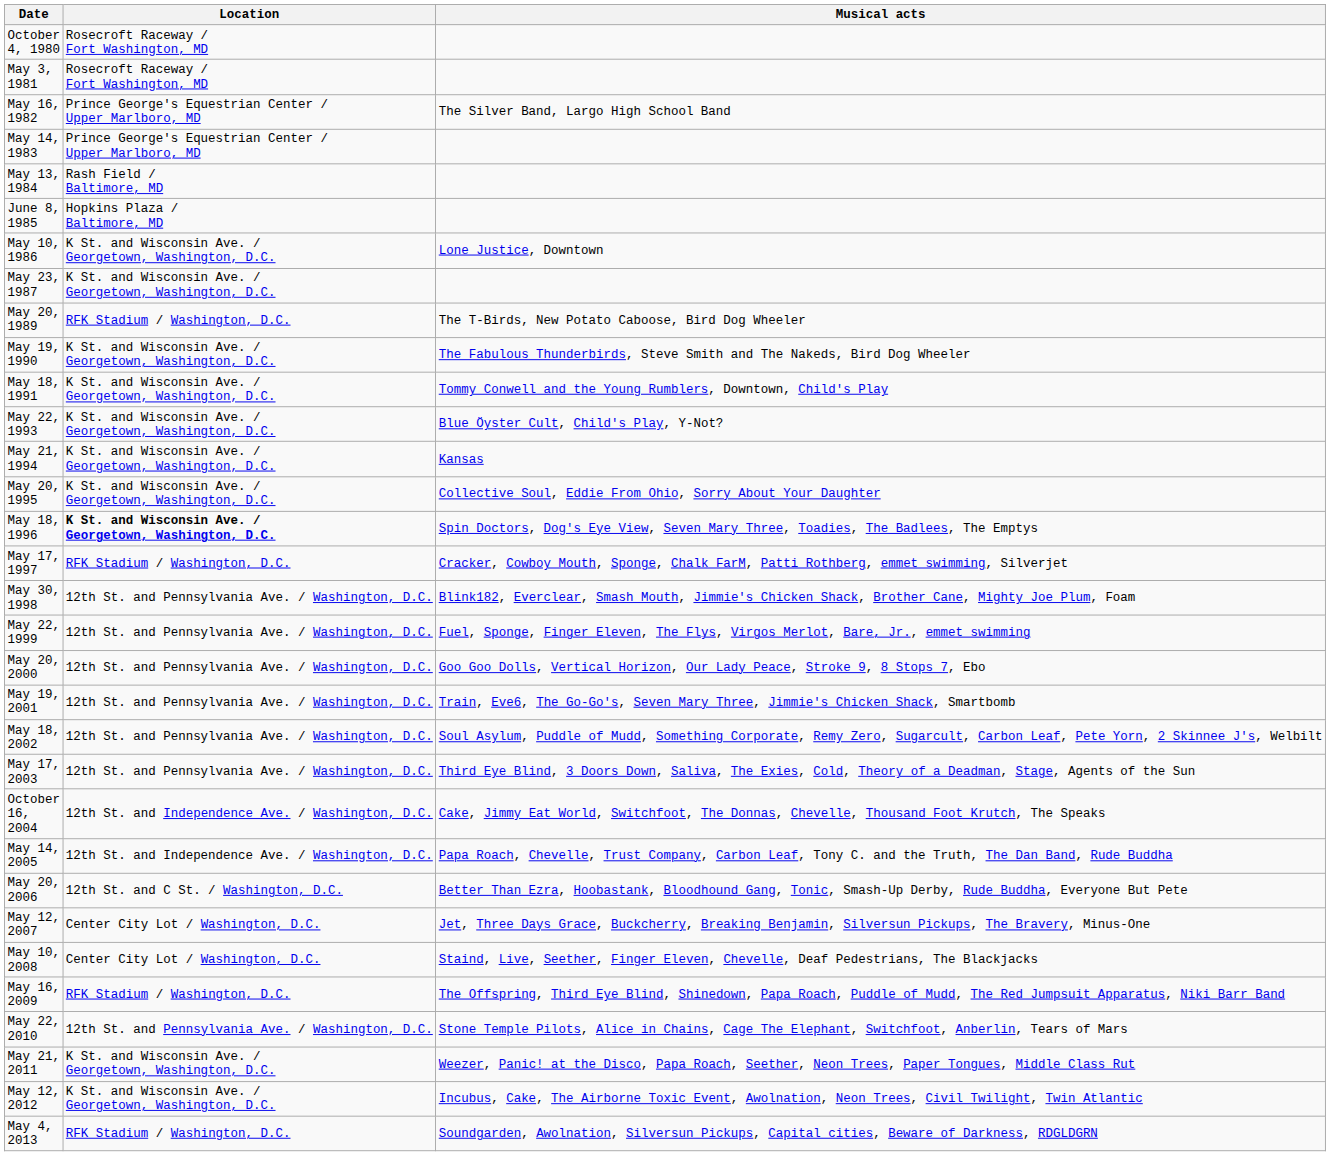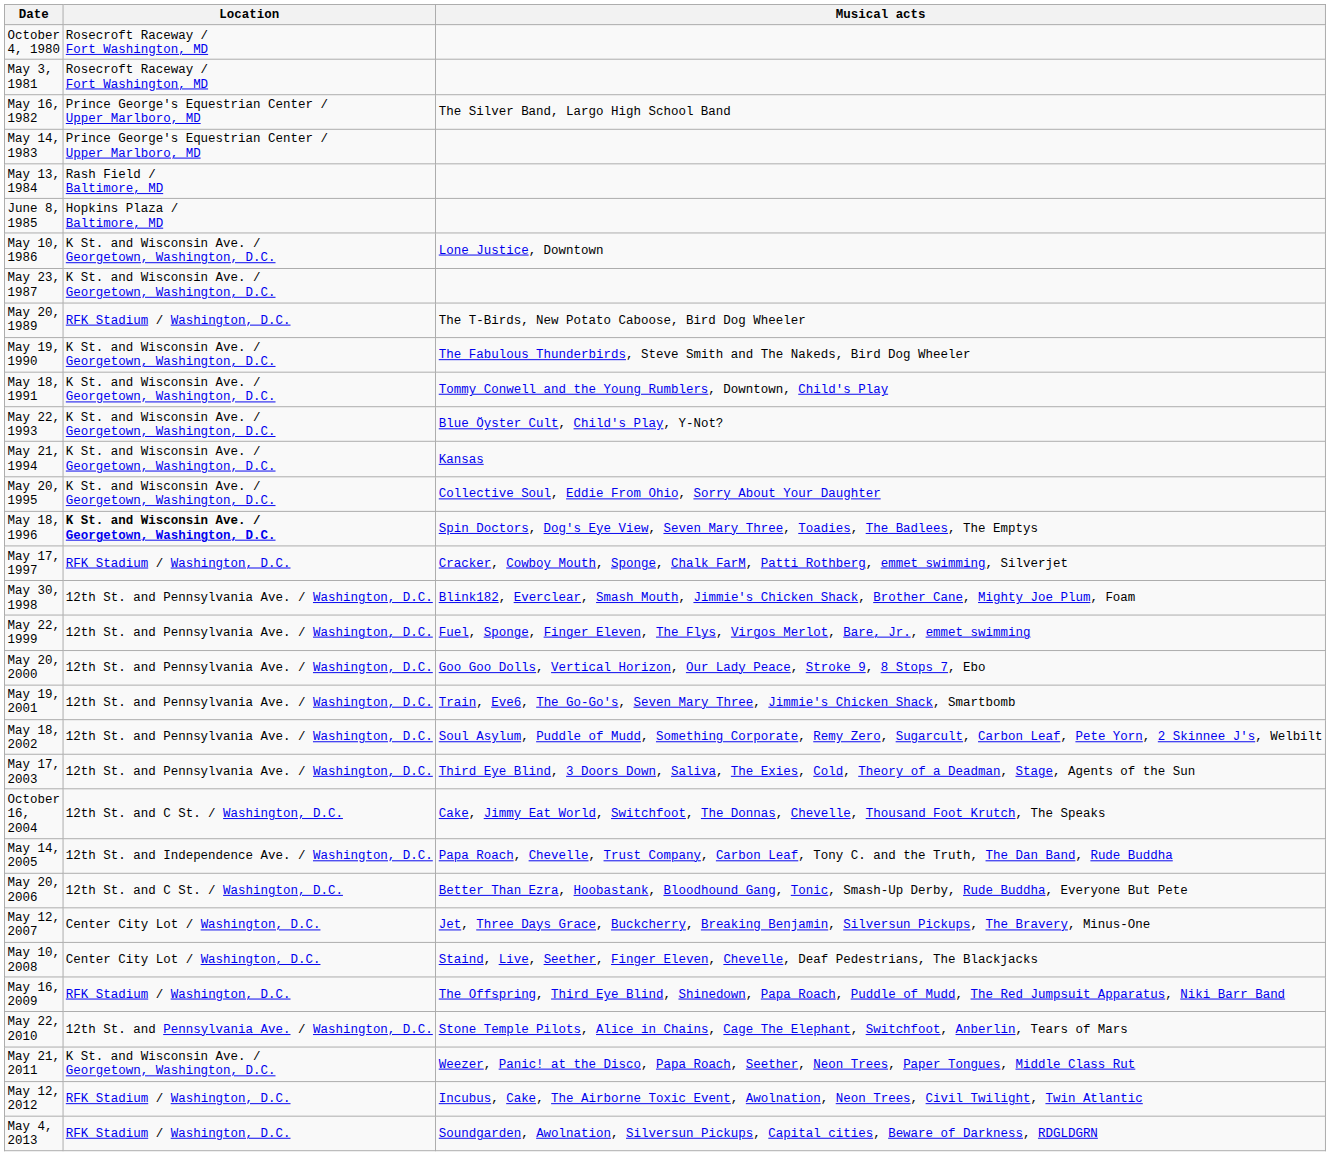(249, 814) 12th St. and Independence Ave. / Washington, D.C. -> (204, 814) 12th St. and C St. / Washington, D.C.
(171, 1099) K St. and Wisconsin Ave. / Georgetown, Washington, D.C. -> (178, 1099) RFK Stadium / Washington, D.C.
